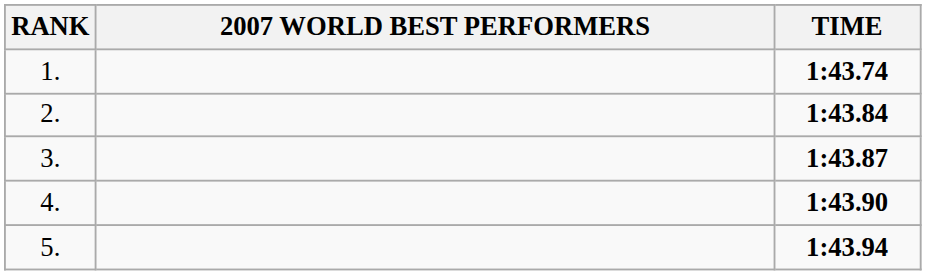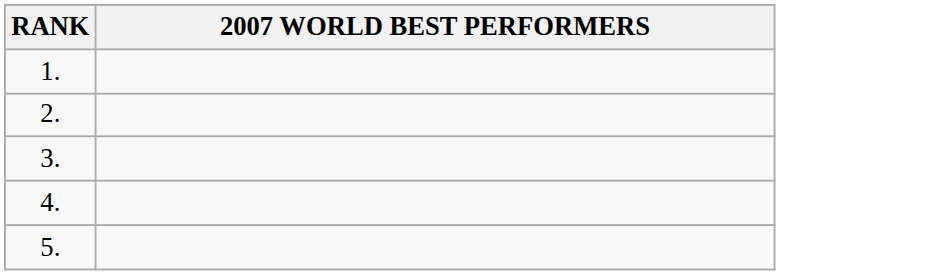- column: (847, 26)
